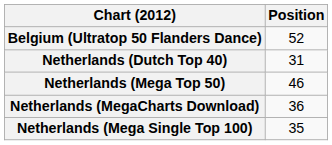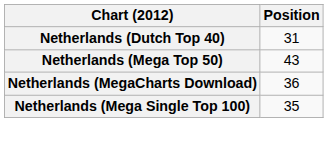- row: (135, 38)
(296, 83) 46 -> (292, 60) 43
